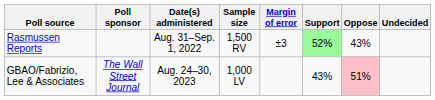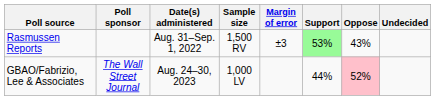(322, 44) 52% -> (322, 44) 53%
(322, 76) 43% -> (322, 76) 44%
(361, 76) 51% -> (361, 76) 52%
